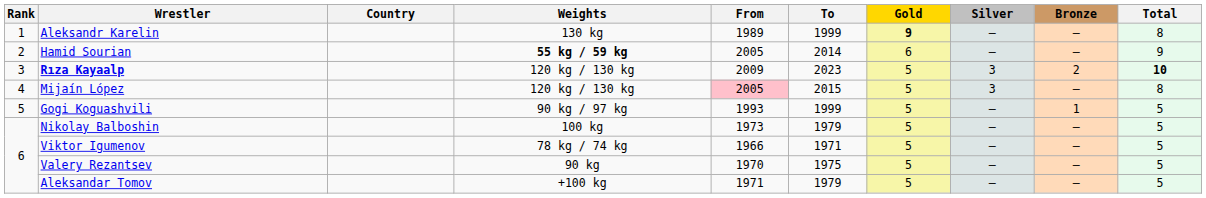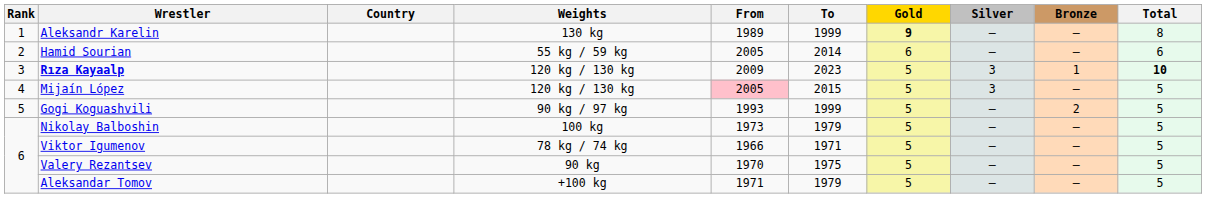(582, 52) bold -> (582, 52) normal
(1160, 52) 9 -> (1160, 52) 6
(1076, 70) 2 -> (1076, 70) 1
(1160, 89) 8 -> (1160, 89) 5
(1076, 108) 1 -> (1076, 108) 2
